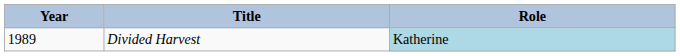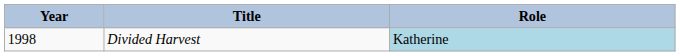(22, 39) 1989 -> (22, 39) 1998
